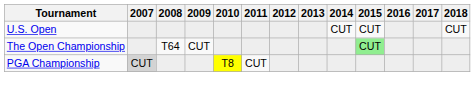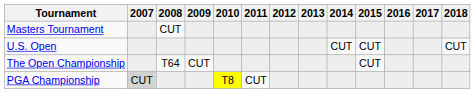+ row: (55, 30)
(370, 47) lightgreen background -> (370, 63) no background
